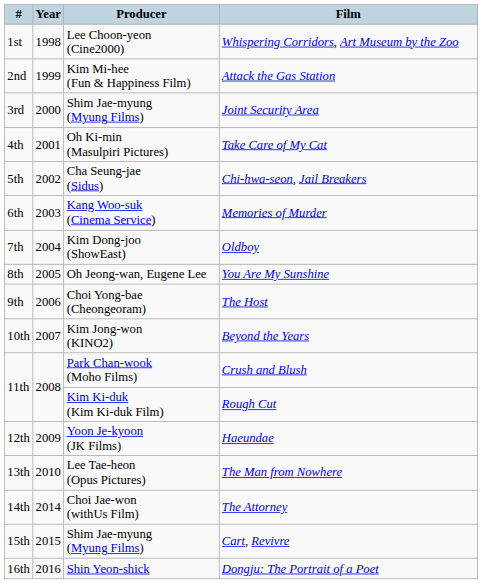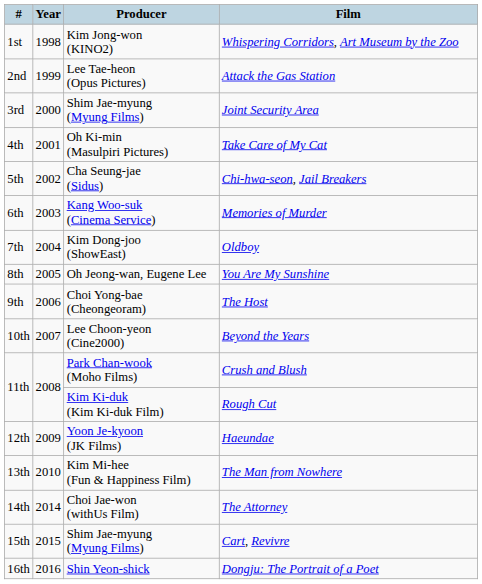(109, 41) Lee Choon-yeon (Cine2000) -> (104, 41) Kim Jong-won (KINO2)
(129, 75) Kim Mi-hee (Fun & Happiness Film) -> (106, 75) Lee Tae-heon (Opus Pictures)
(104, 335) Kim Jong-won (KINO2) -> (109, 335) Lee Choon-yeon (Cine2000)
(106, 472) Lee Tae-heon (Opus Pictures) -> (129, 472) Kim Mi-hee (Fun & Happiness Film)
